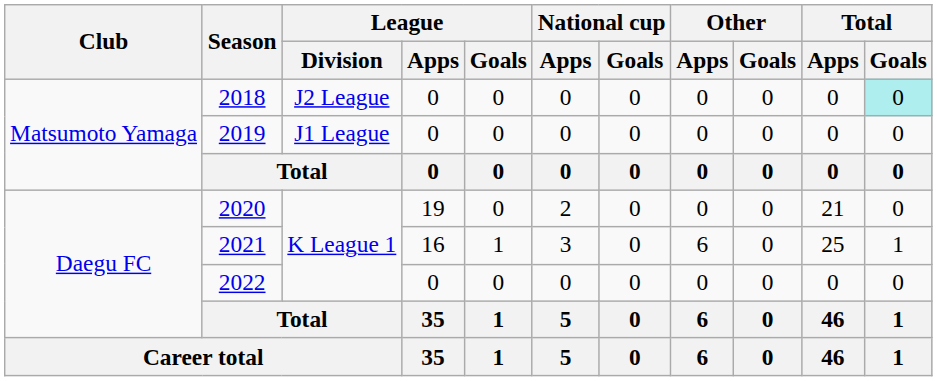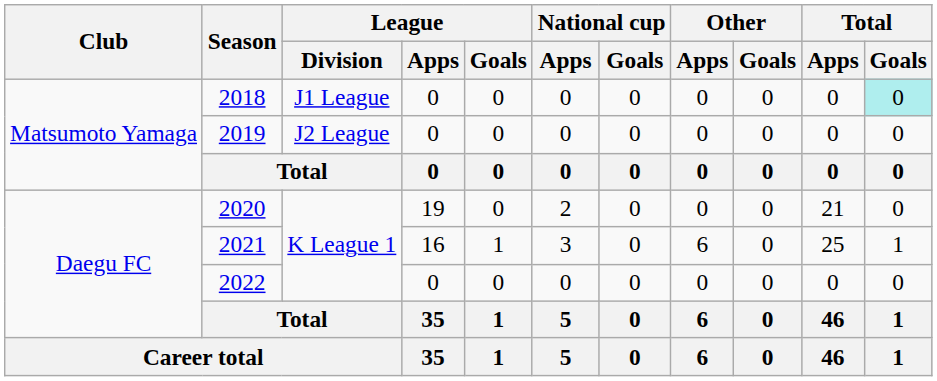(342, 97) J2 League -> (342, 97) J1 League
(342, 134) J1 League -> (342, 134) J2 League
